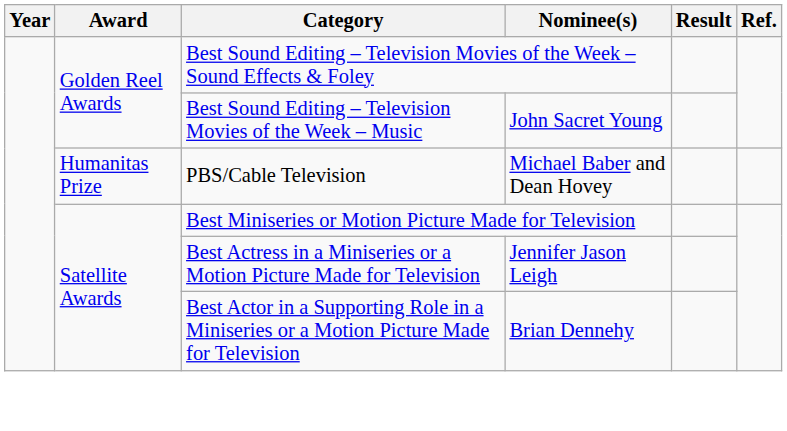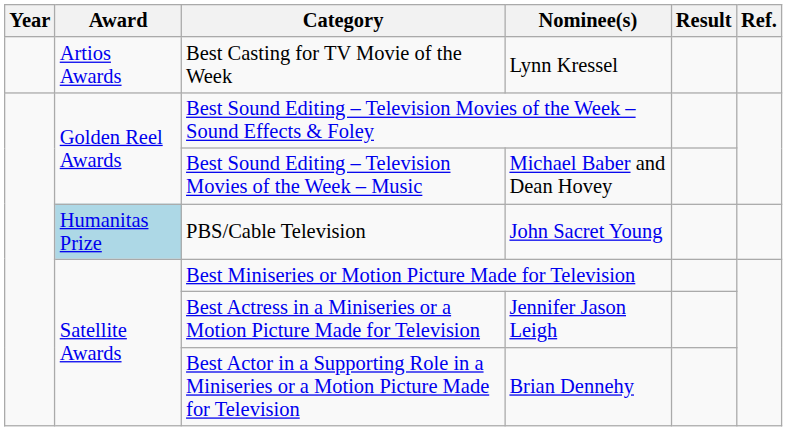+ row: (324, 64)
(586, 120) John Sacret Young -> (587, 175) Michael Baber and Dean Hovey
(104, 175) no background -> (104, 231) lightblue background
(587, 175) Michael Baber and Dean Hovey -> (586, 231) John Sacret Young
